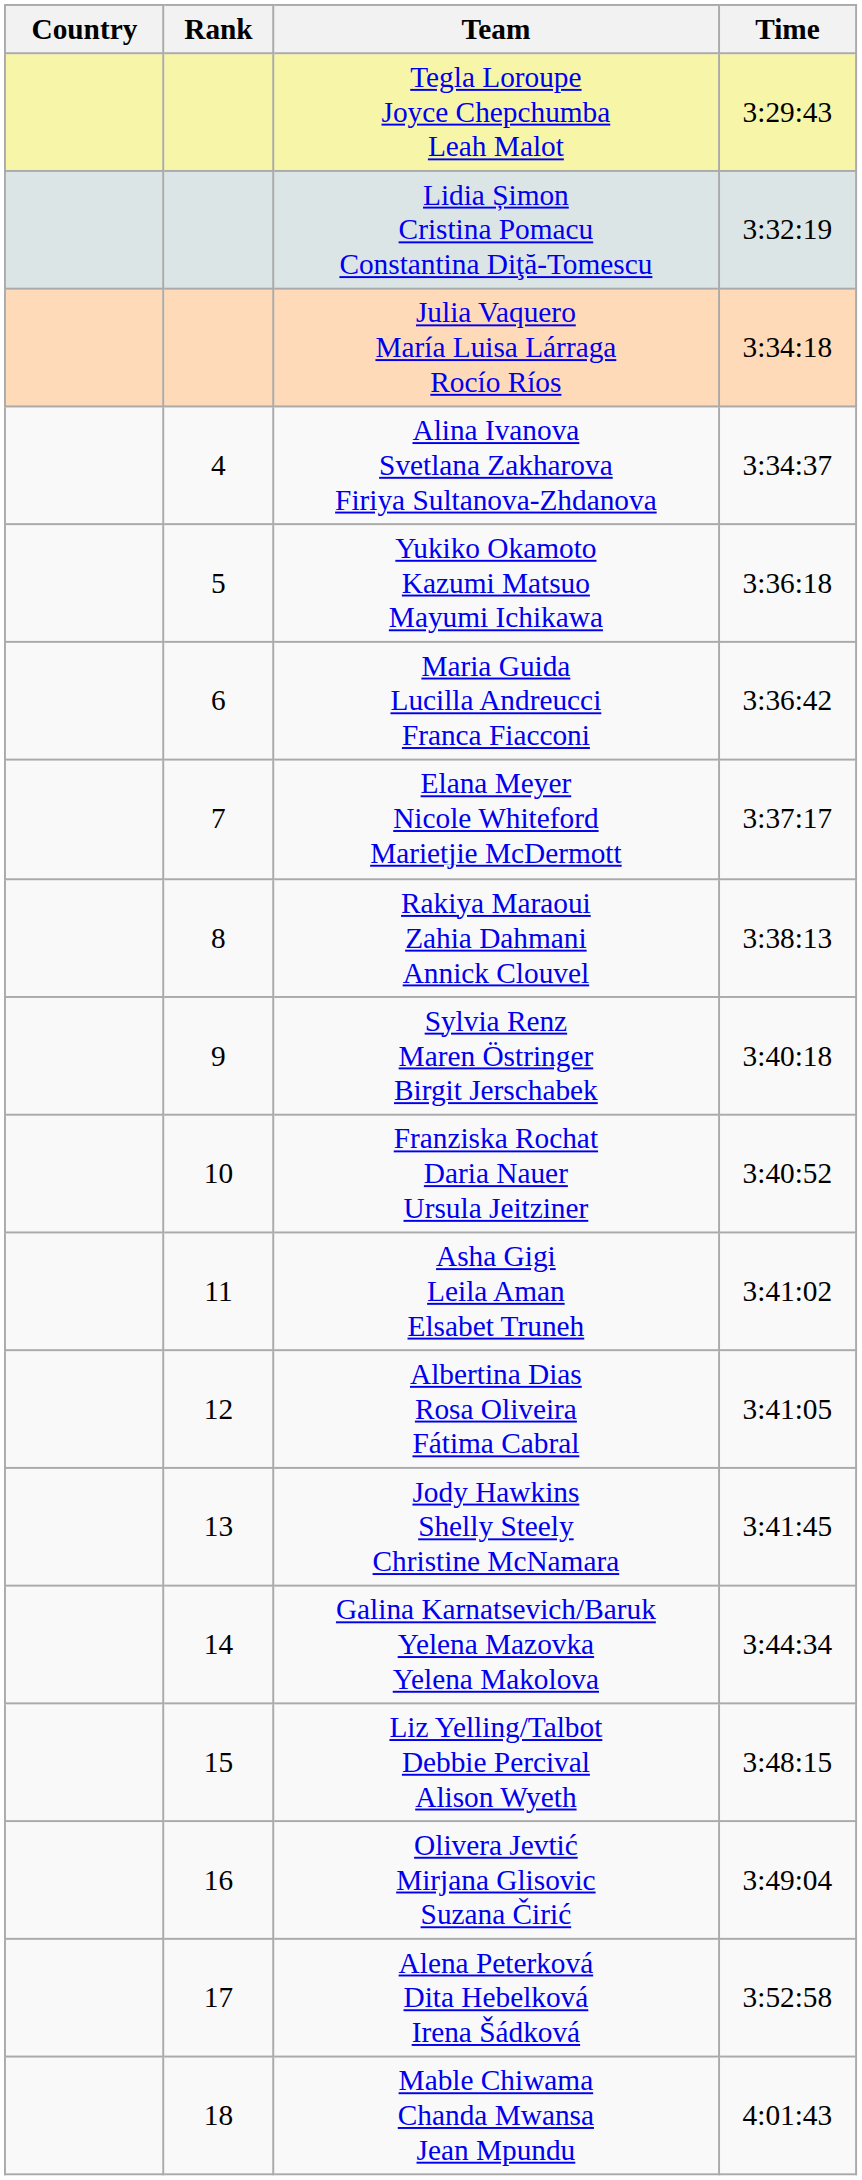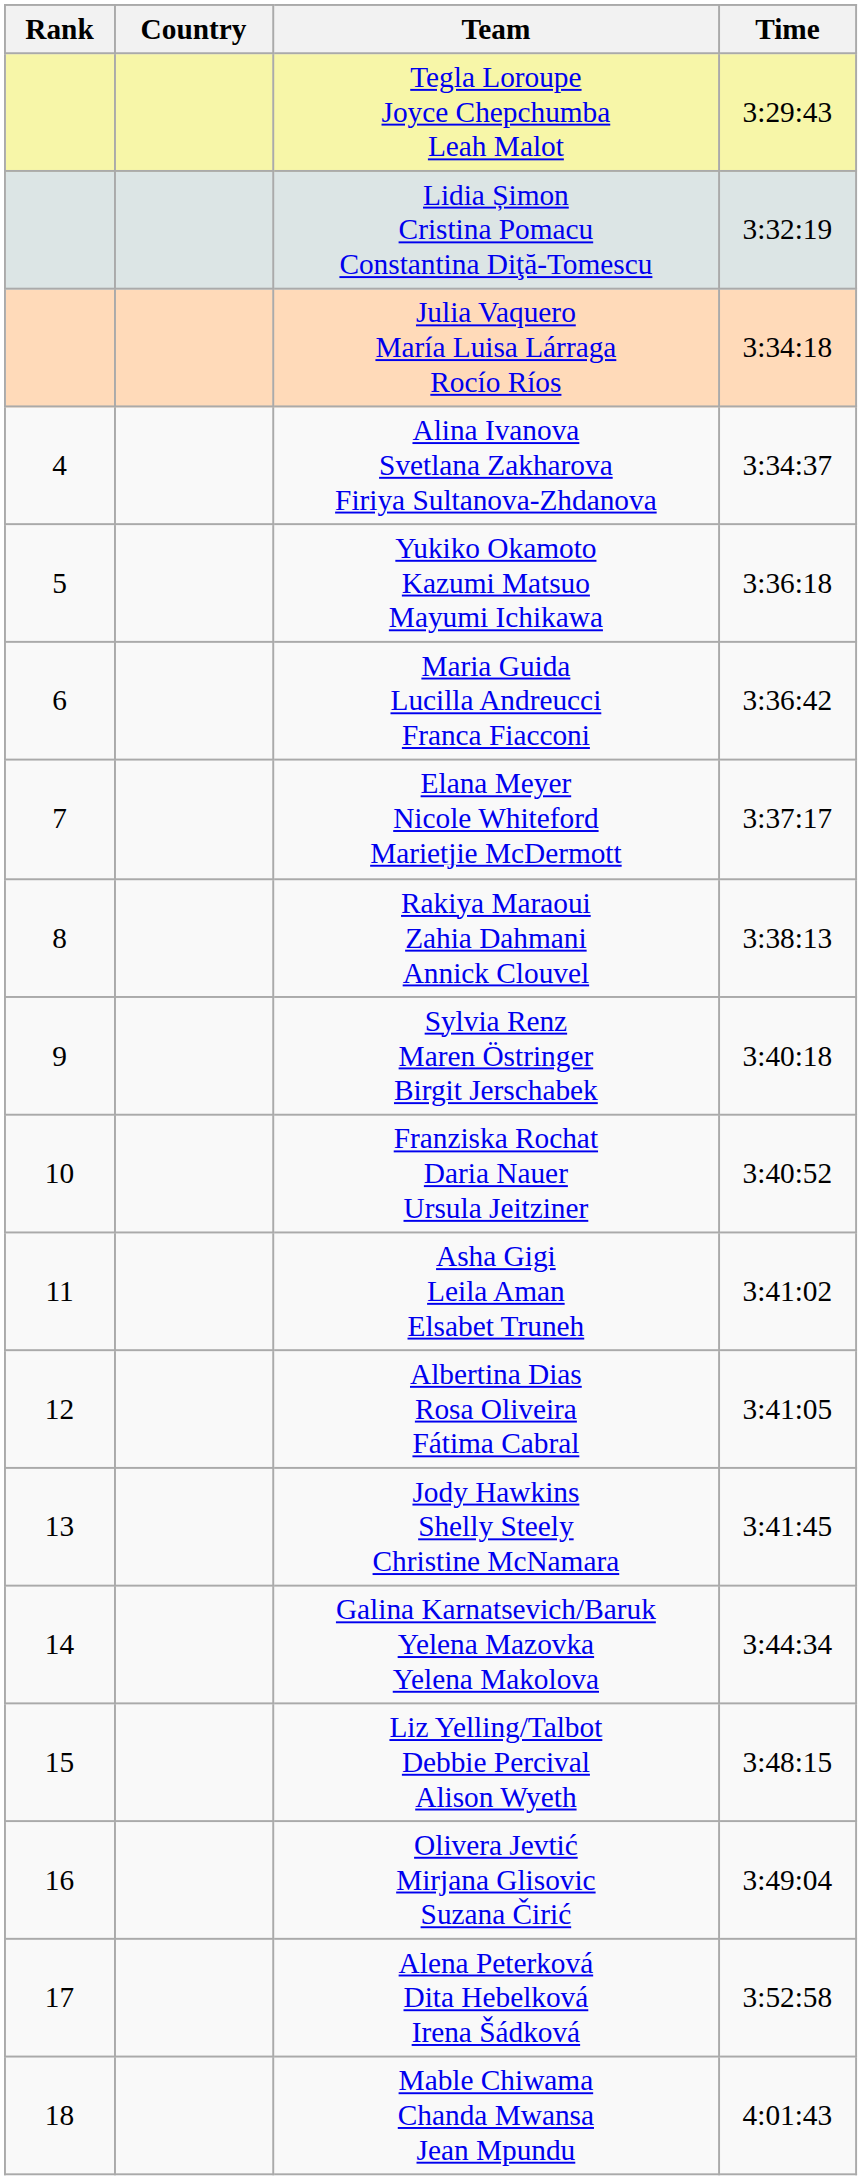columns swapped: (218, 28) <-> (84, 28)
